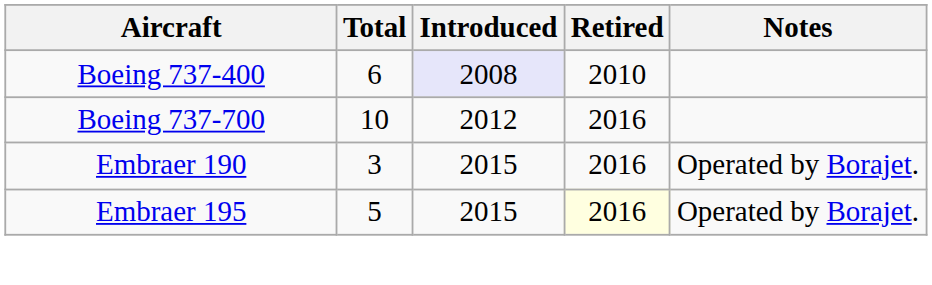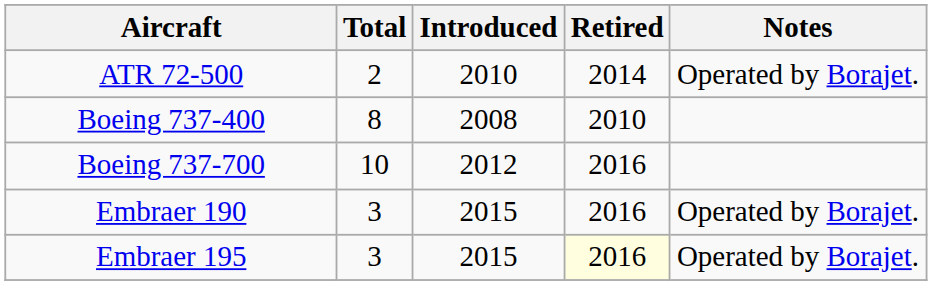+ row: (171, 73)
(375, 73) 6 -> (375, 119) 8
(489, 73) lavender background -> (489, 119) no background
(375, 211) 5 -> (375, 257) 3
